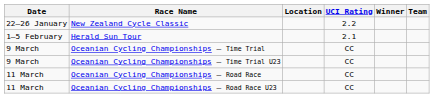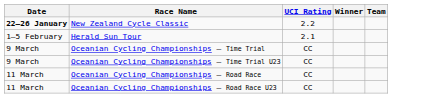- column: (303, 11)
(37, 23) normal -> (37, 23) bold
